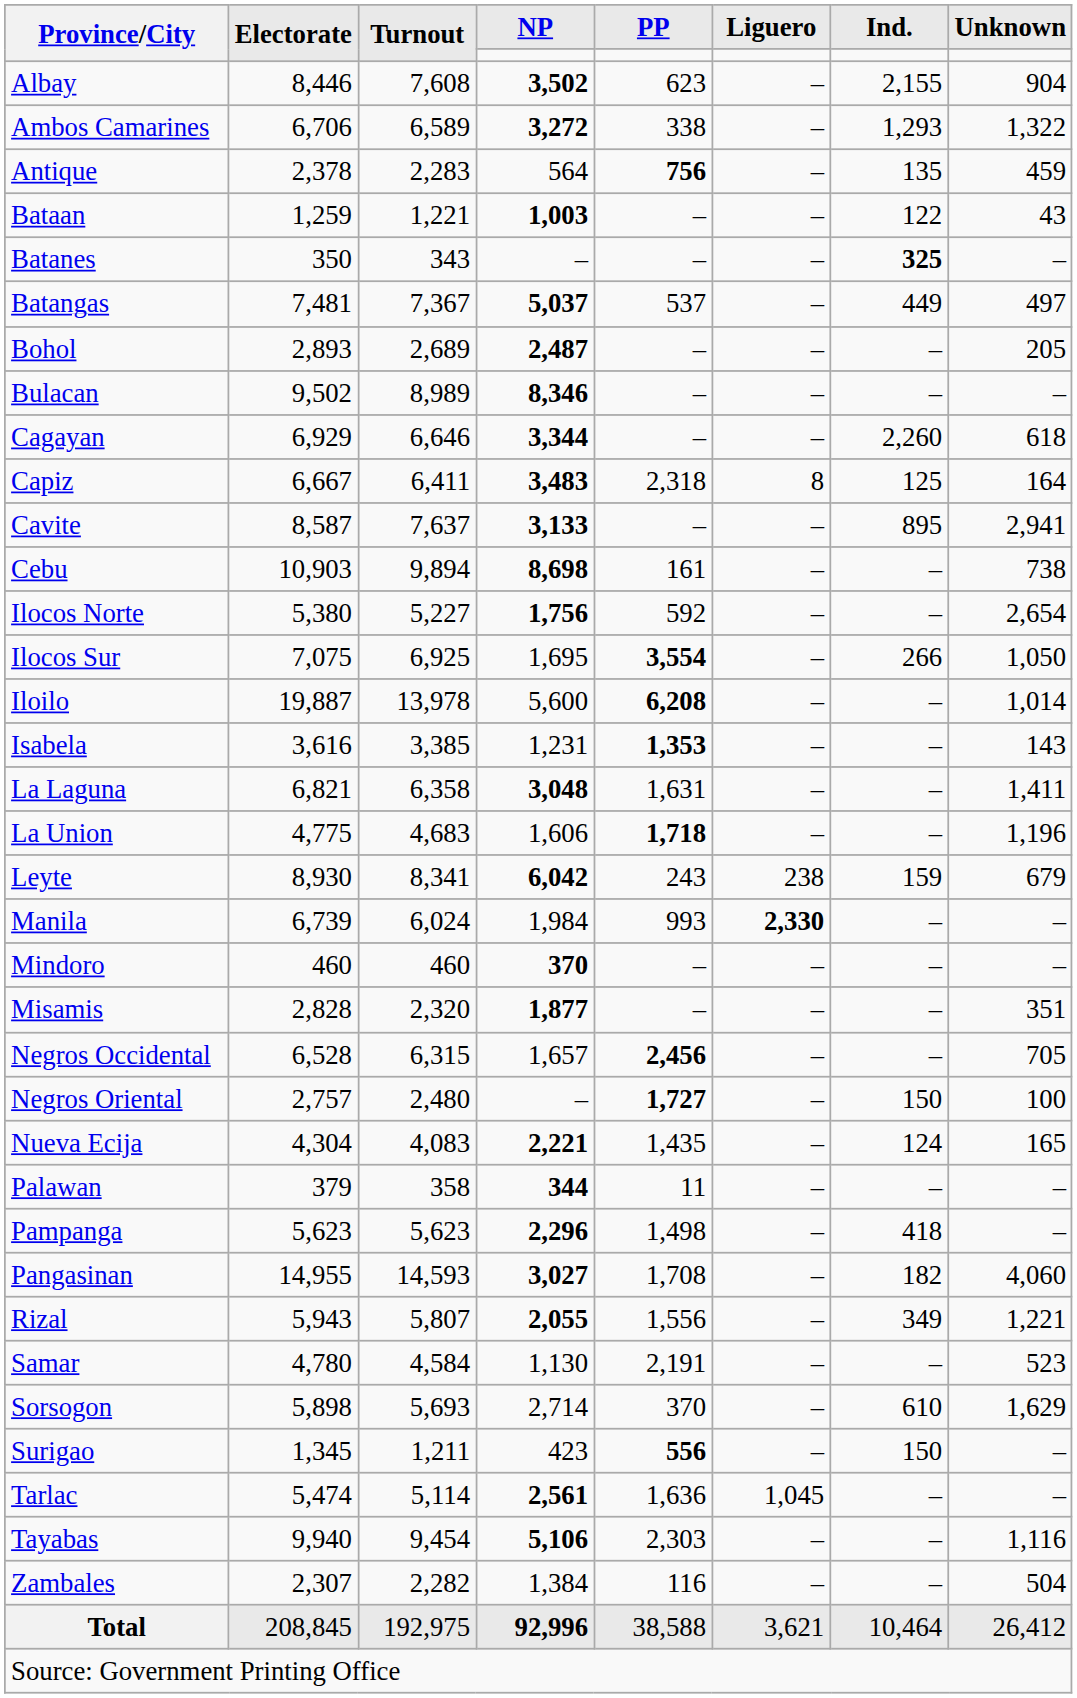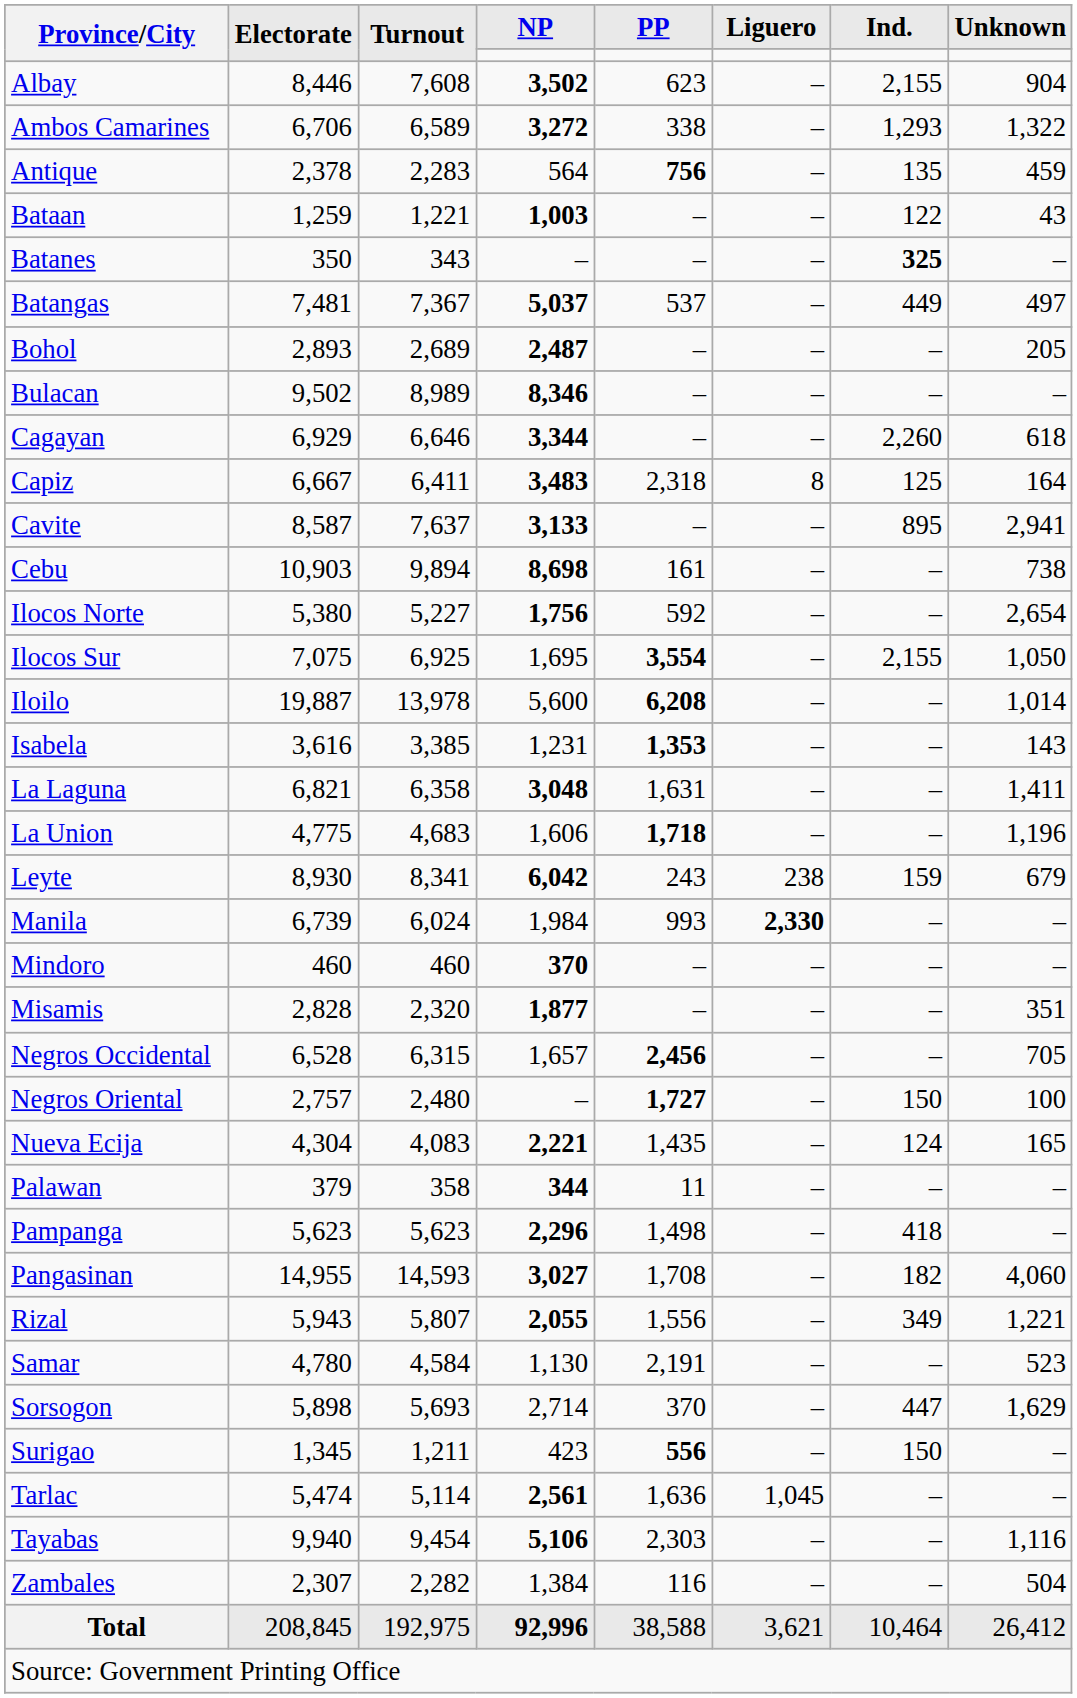(922, 656) 266 -> (912, 656) 2,155
(922, 1406) 610 -> (922, 1406) 447
